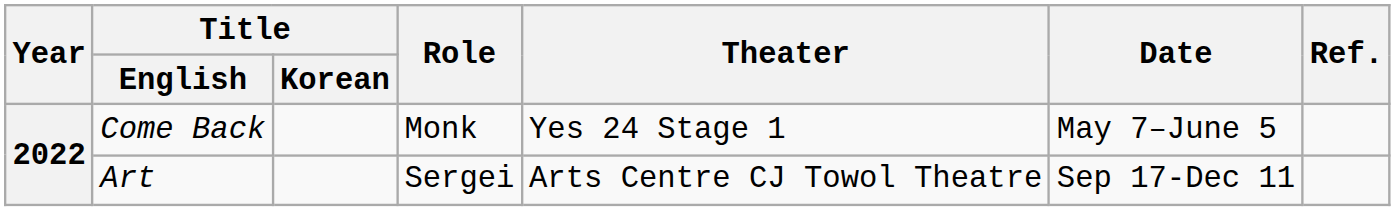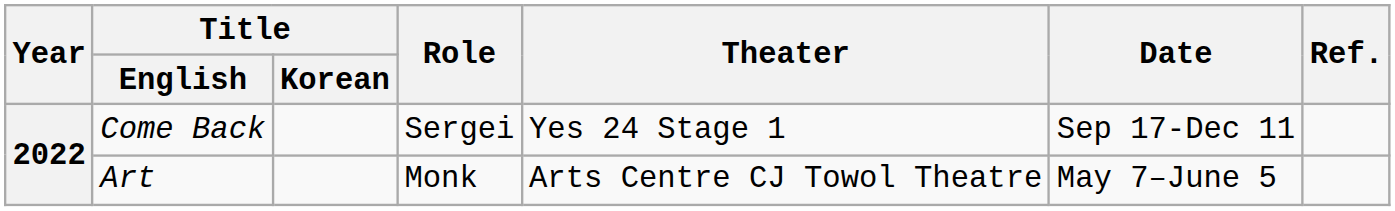(441, 130) Monk -> (459, 130) Sergei
(1167, 130) May 7–June 5 -> (1176, 130) Sep 17-Dec 11
(459, 179) Sergei -> (441, 179) Monk
(1176, 179) Sep 17-Dec 11 -> (1167, 179) May 7–June 5
